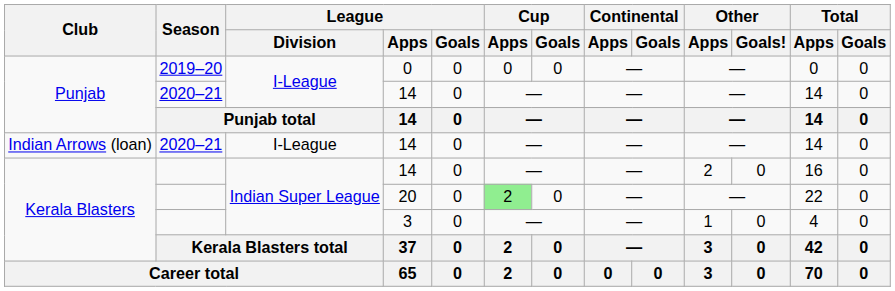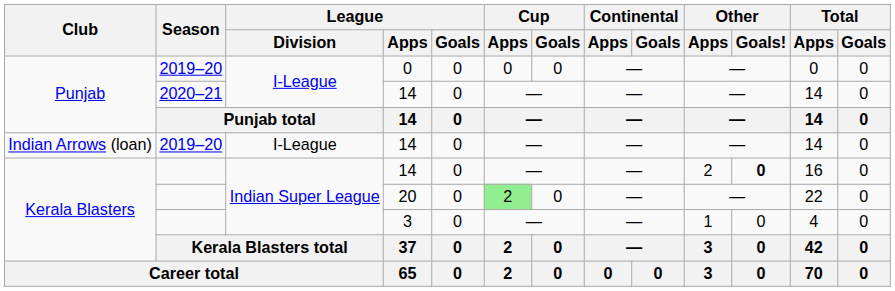(191, 145) 2020–21 -> (191, 145) 2019–20
(761, 171) normal -> (761, 171) bold
